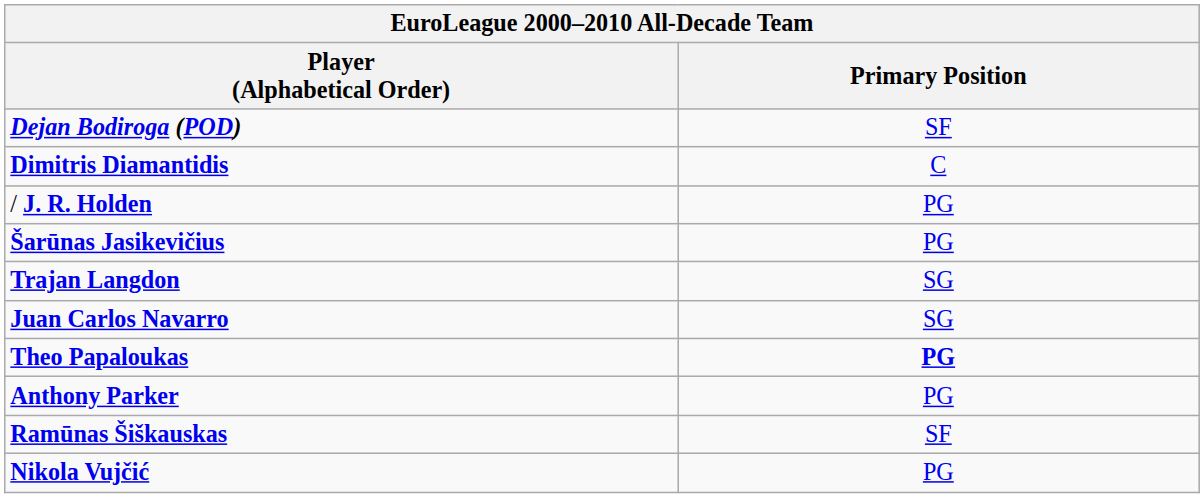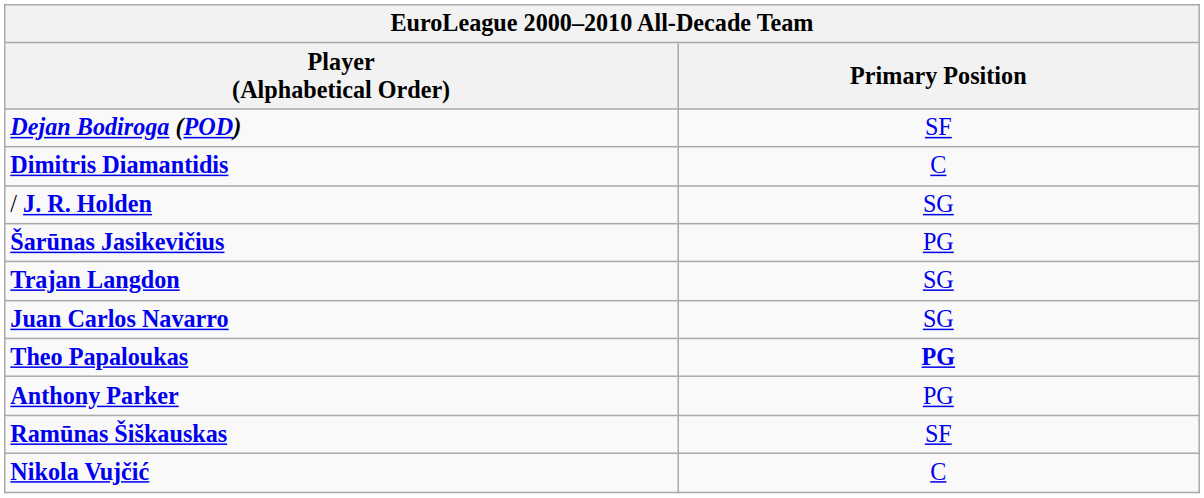(938, 204) PG -> (938, 204) SG
(938, 472) PG -> (938, 472) C
